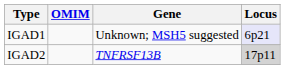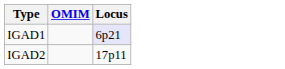- column: (167, 14)
(260, 54) lightgrey background -> (111, 54) no background
